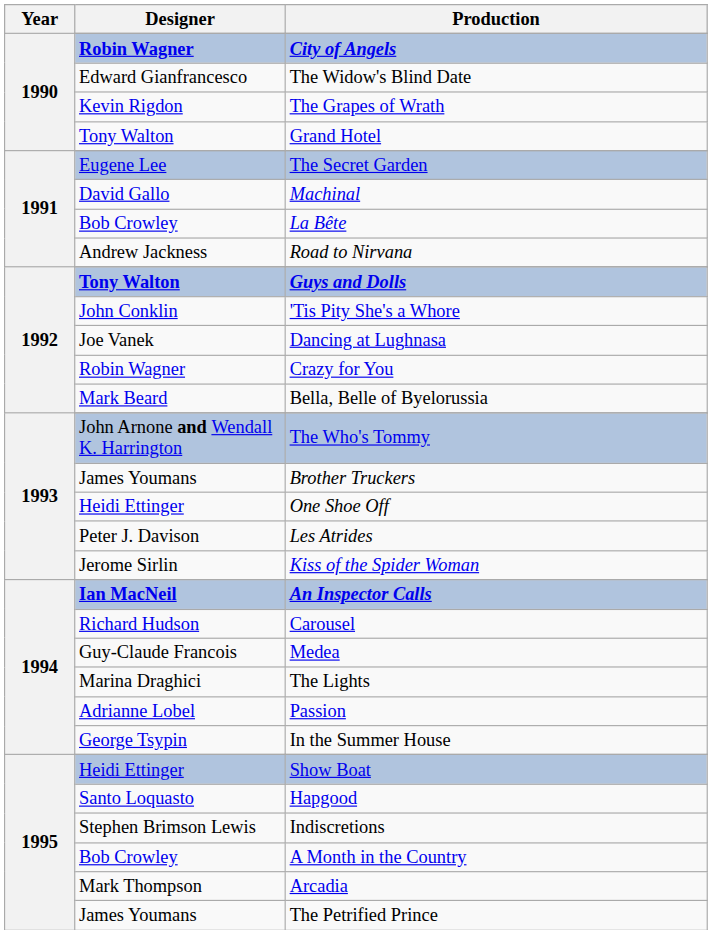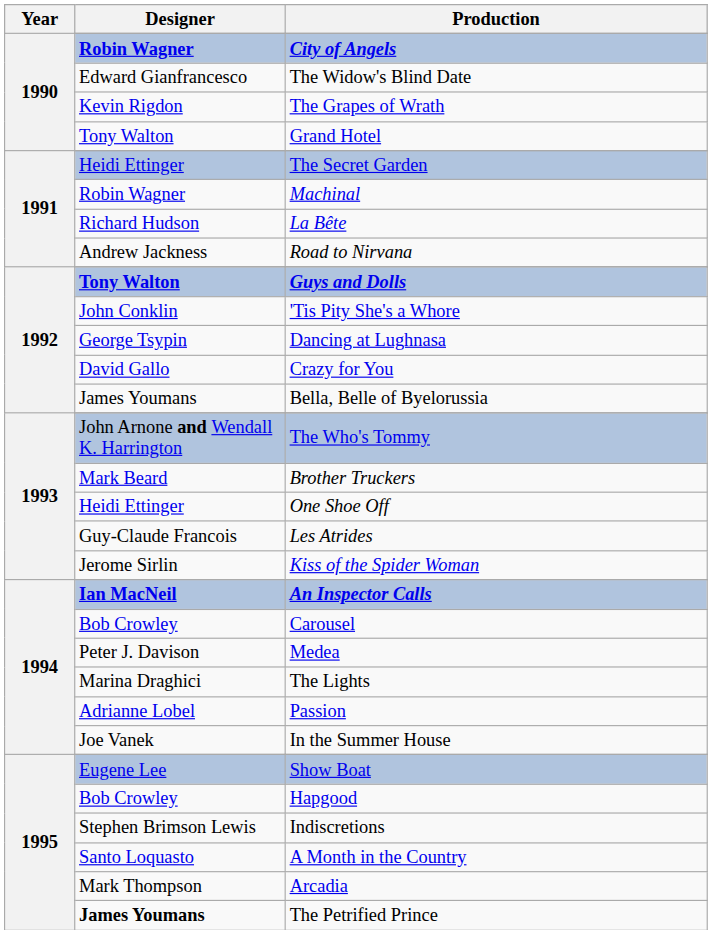(123, 164) Eugene Lee -> (131, 164) Heidi Ettinger
(124, 194) David Gallo -> (132, 194) Robin Wagner
(128, 223) Bob Crowley -> (139, 223) Richard Hudson
(116, 340) Joe Vanek -> (133, 340) George Tsypin
(132, 369) Robin Wagner -> (124, 369) David Gallo
(123, 398) Mark Beard -> (138, 398) James Youmans
(138, 477) James Youmans -> (123, 477) Mark Beard
(139, 535) Peter J. Davison -> (158, 535) Guy-Claude Francois
(139, 623) Richard Hudson -> (128, 623) Bob Crowley
(158, 652) Guy-Claude Francois -> (139, 652) Peter J. Davison
(133, 740) George Tsypin -> (116, 740) Joe Vanek
(131, 769) Heidi Ettinger -> (123, 769) Eugene Lee
(137, 798) Santo Loquasto -> (128, 798) Bob Crowley
(128, 856) Bob Crowley -> (137, 856) Santo Loquasto
(138, 915) normal -> (142, 915) bold
